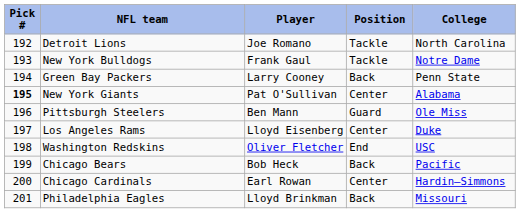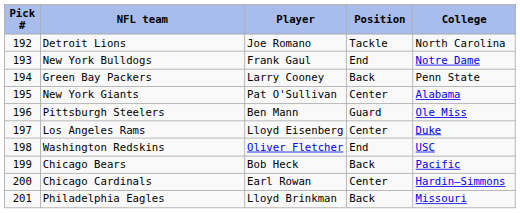(368, 60) Tackle -> (359, 60) End
(22, 95) bold -> (22, 95) normal
